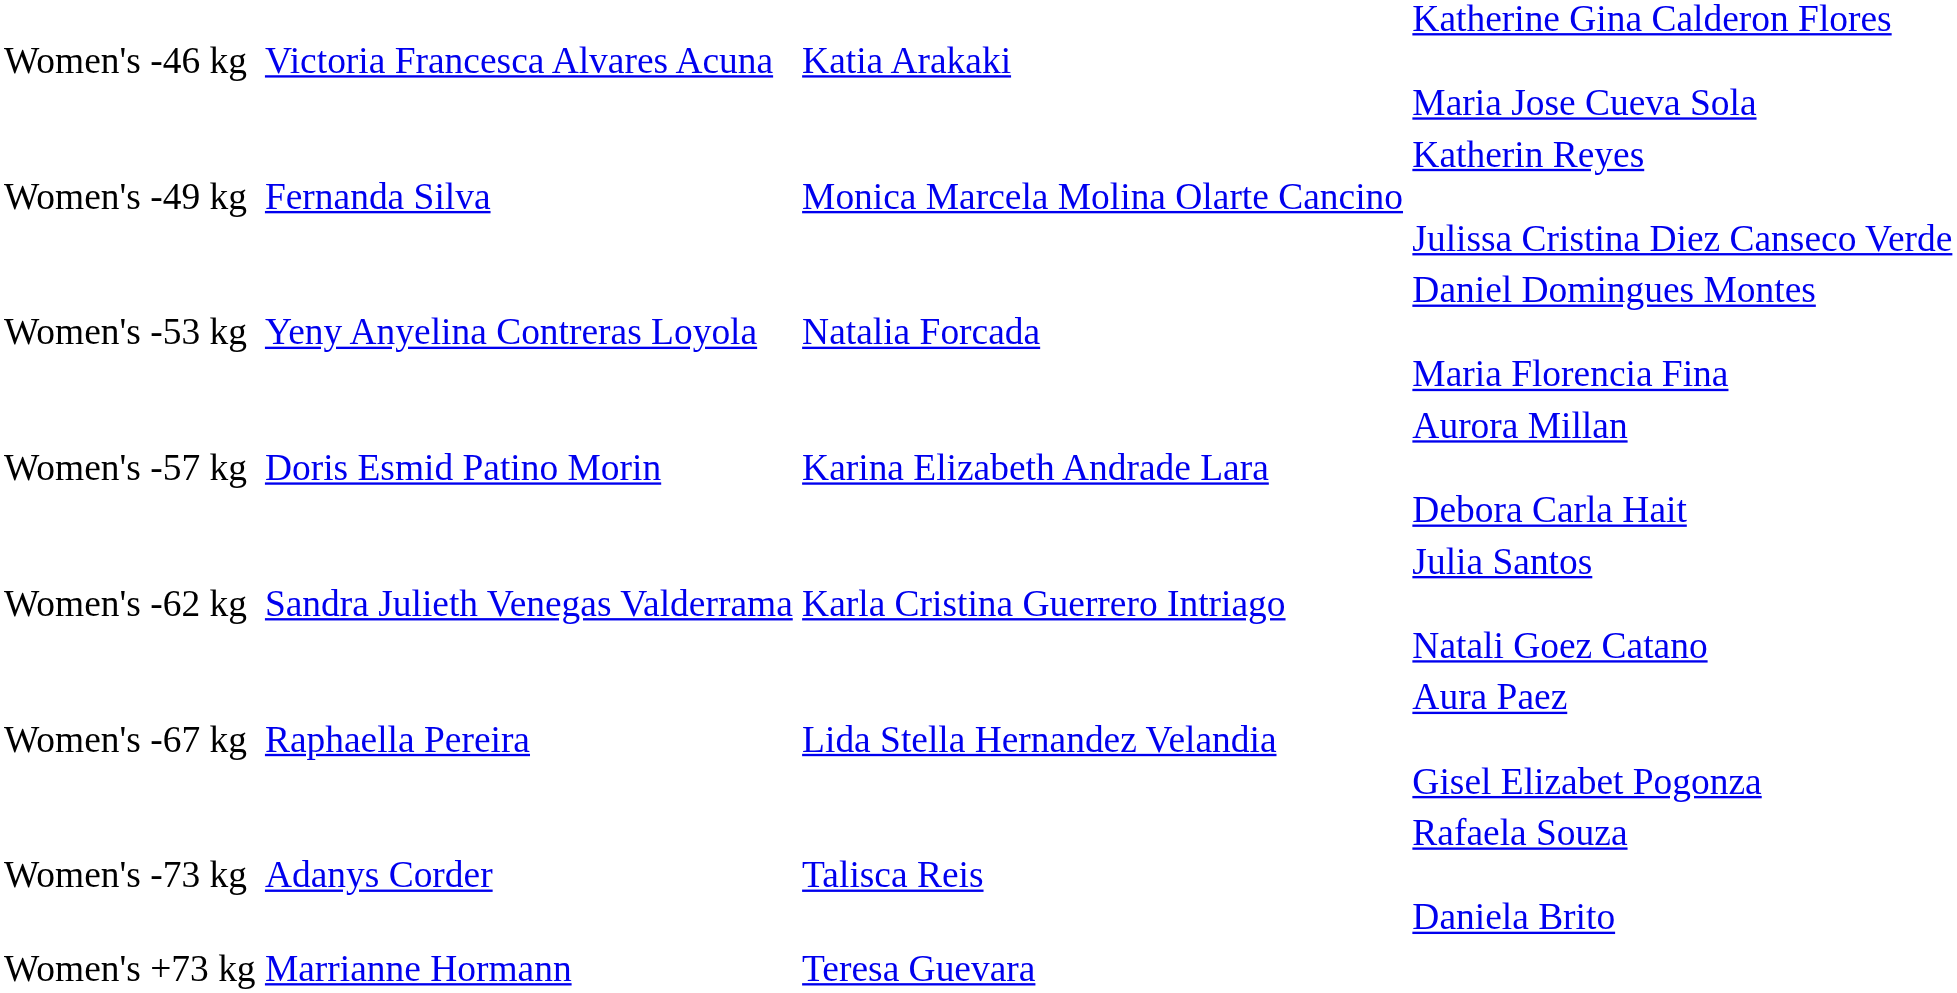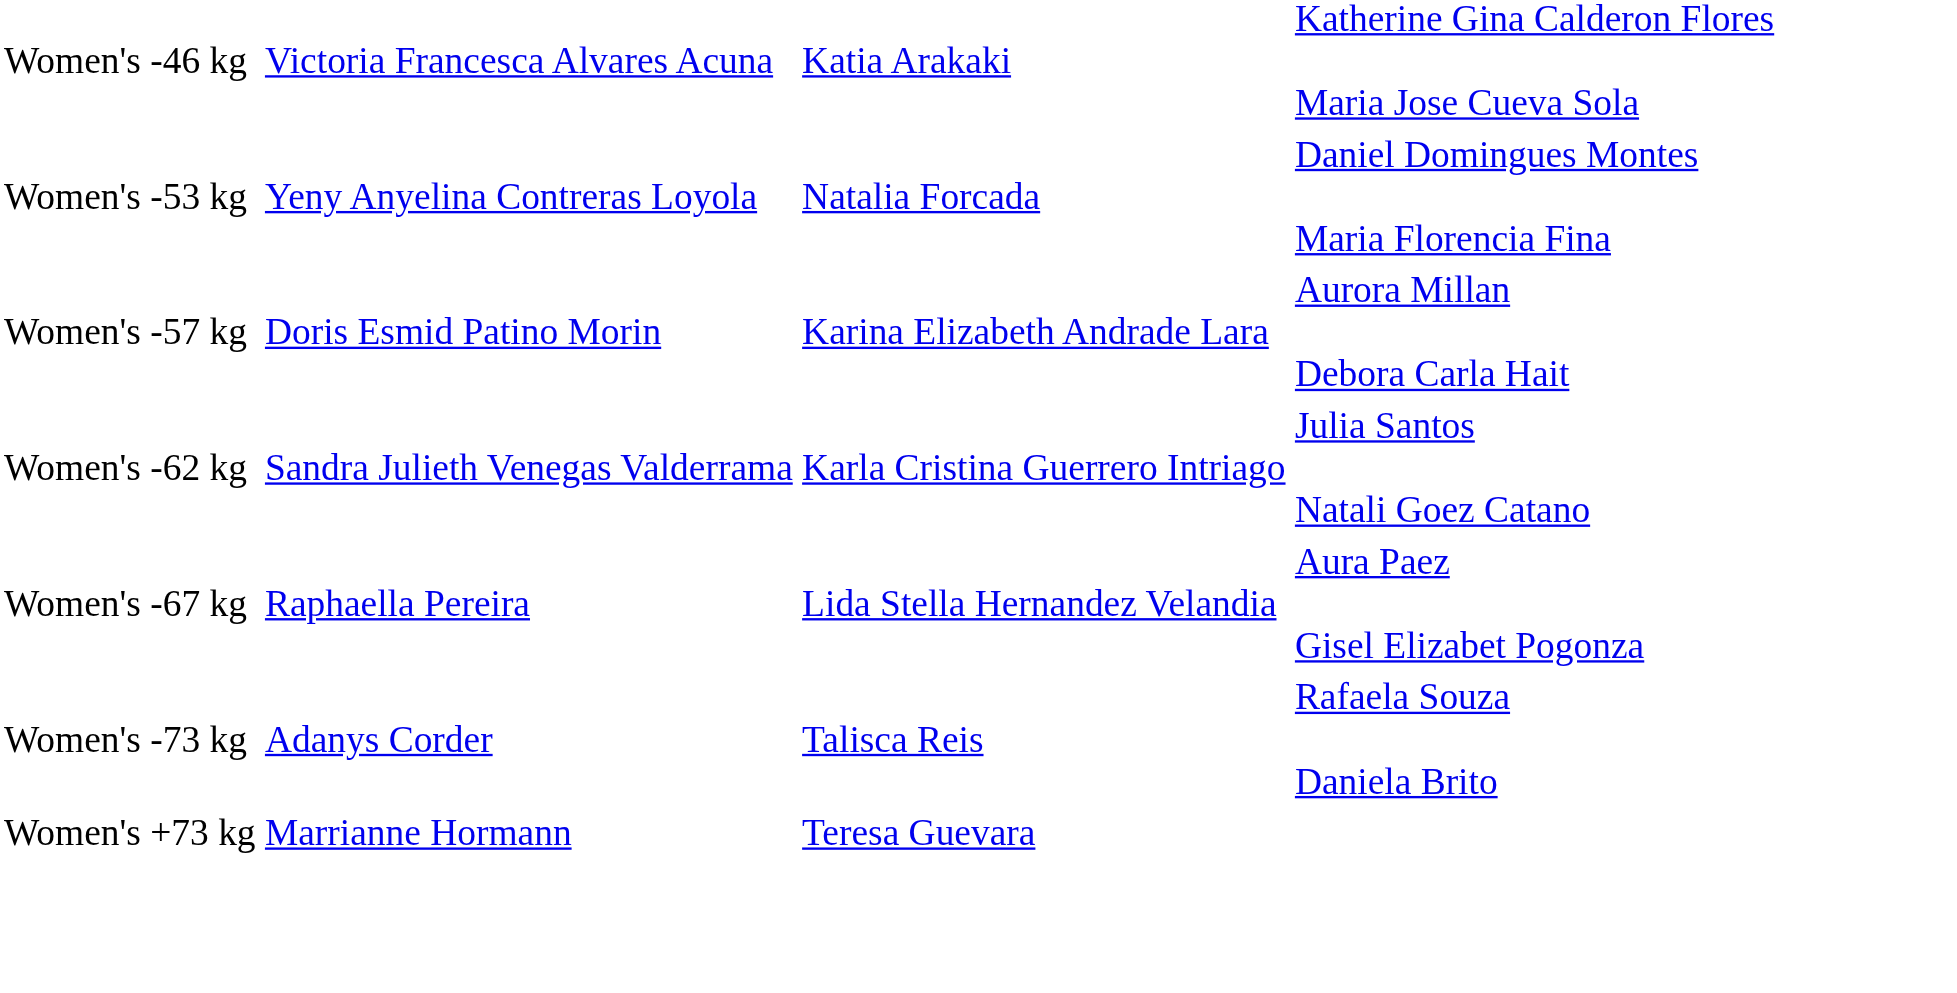- row: (125, 196)
